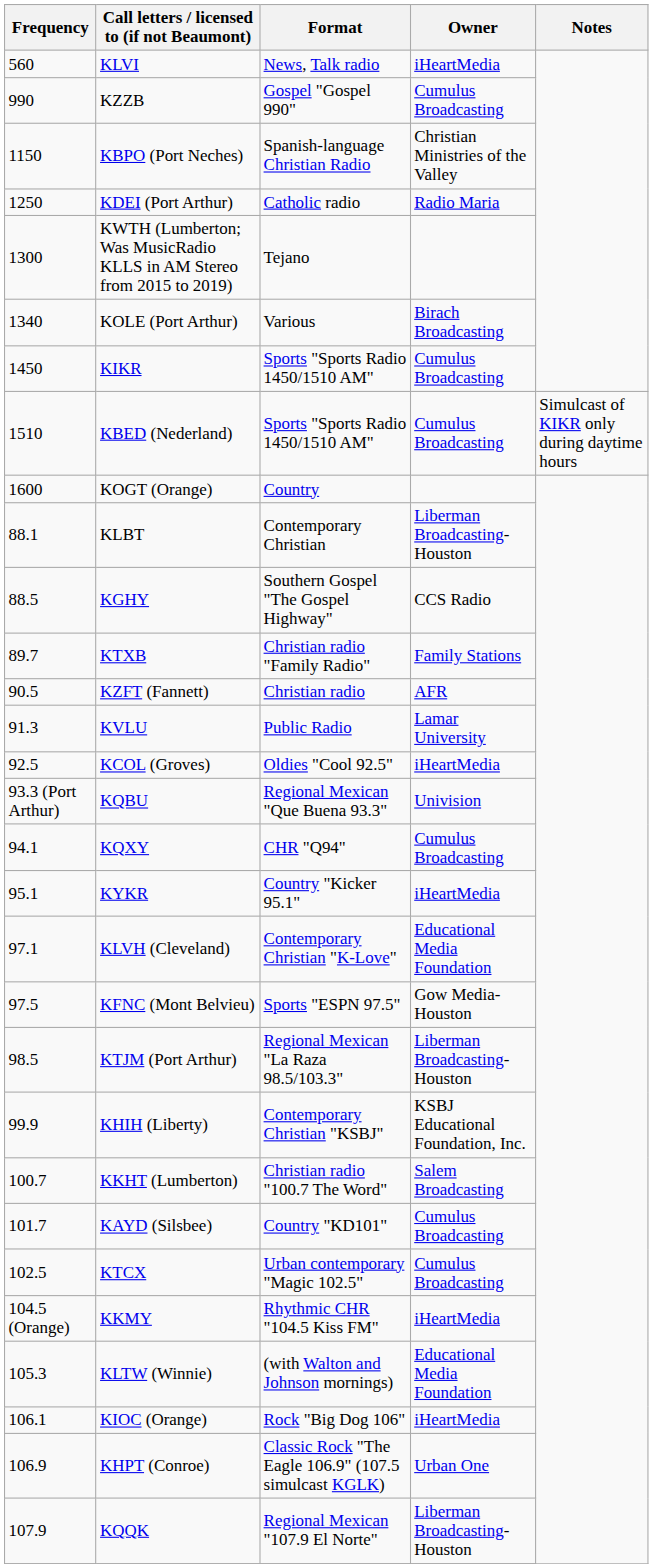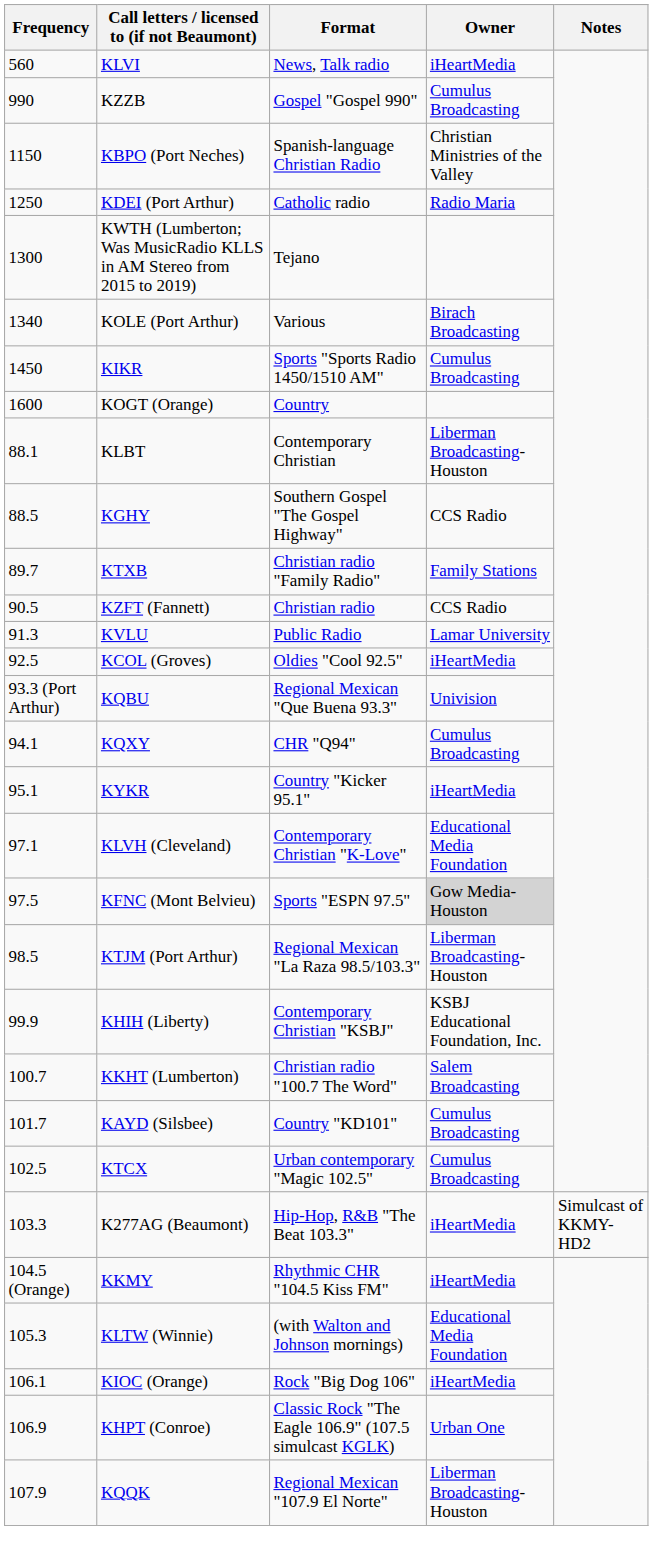- row: (166, 433)
(431, 691) AFR -> (468, 607) CCS Radio
(457, 1004) no background -> (473, 901) lightgrey background
+ row: (175, 1224)
